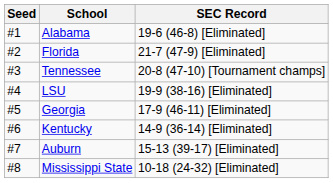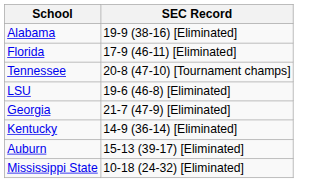- column: (22, 14)
(202, 33) 19-6 (46-8) [Eliminated] -> (170, 33) 19-9 (38-16) [Eliminated]
(202, 52) 21-7 (47-9) [Eliminated] -> (170, 52) 17-9 (46-11) [Eliminated]
(205, 91) 19-9 (38-16) [Eliminated] -> (167, 91) 19-6 (46-8) [Eliminated]
(204, 110) 17-9 (46-11) [Eliminated] -> (167, 110) 21-7 (47-9) [Eliminated]
